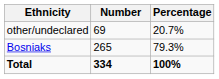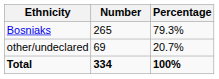rows swapped: (29, 47) <-> (48, 30)
